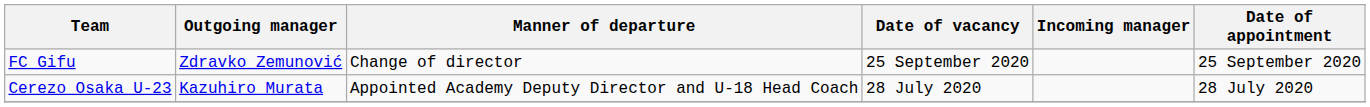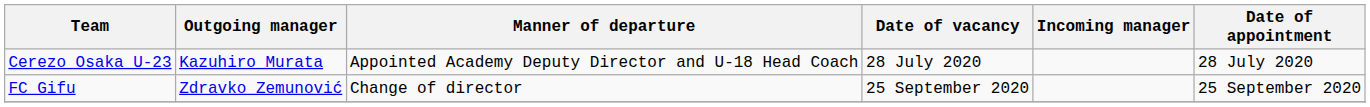rows swapped: (90, 88) <-> (42, 62)
